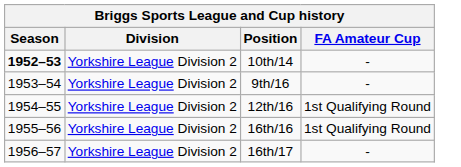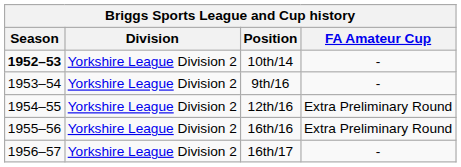(367, 106) 1st Qualifying Round -> (378, 106) Extra Preliminary Round
(367, 129) 1st Qualifying Round -> (378, 129) Extra Preliminary Round
